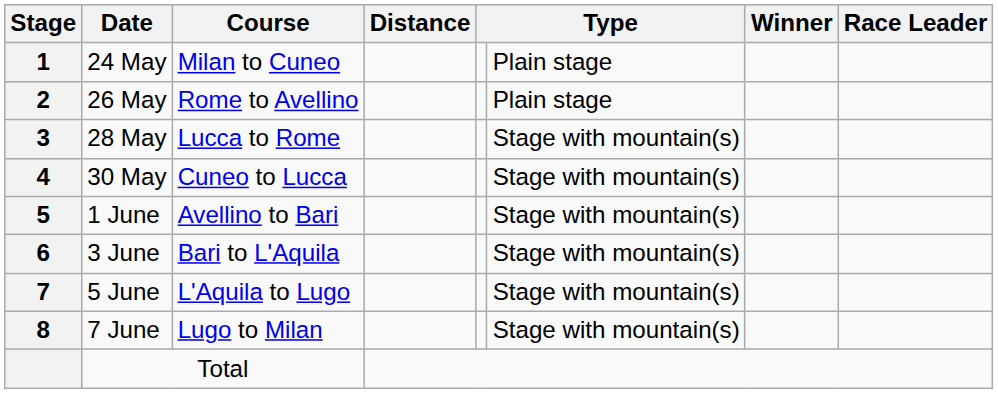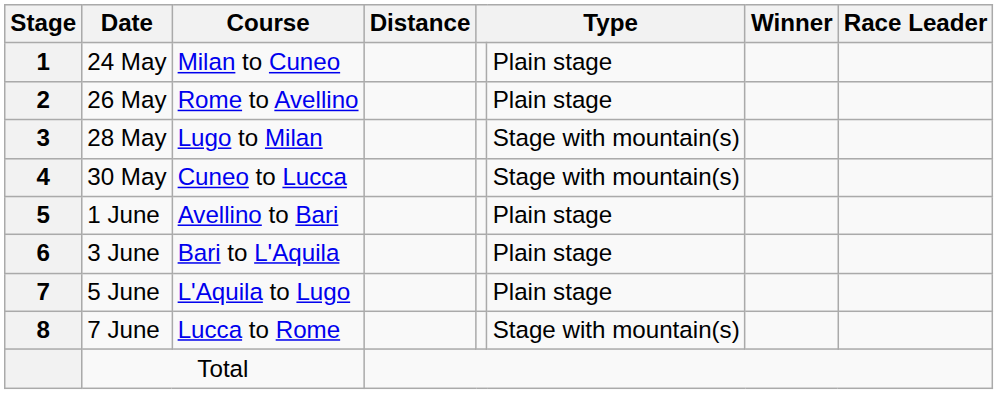(259, 138) Lucca to Rome -> (250, 138) Lugo to Milan
(616, 215) Stage with mountain(s) -> (552, 215) Plain stage
(616, 253) Stage with mountain(s) -> (552, 253) Plain stage
(616, 291) Stage with mountain(s) -> (552, 291) Plain stage
(250, 330) Lugo to Milan -> (259, 330) Lucca to Rome
